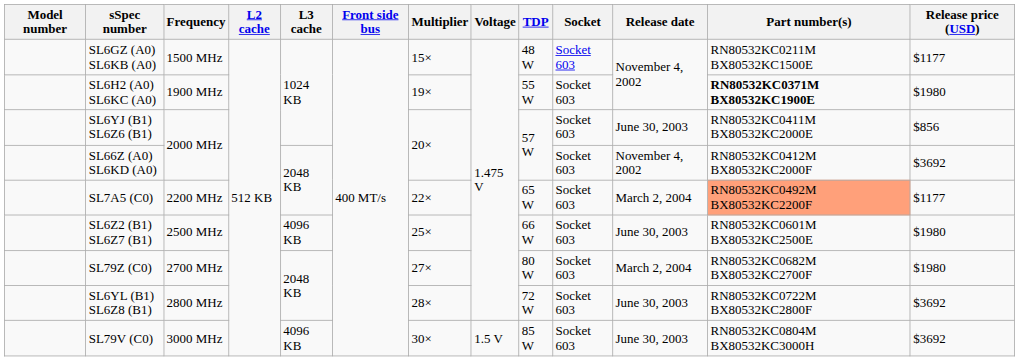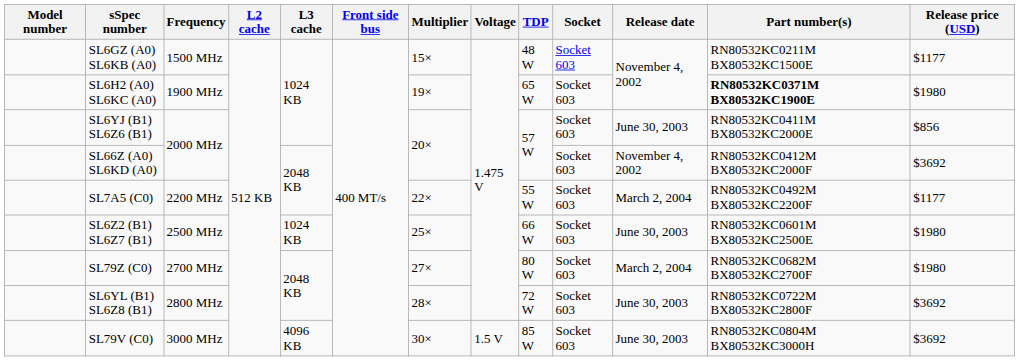(528, 92) 55 W -> (528, 92) 65 W
(528, 197) 65 W -> (528, 197) 55 W
(764, 197) lightsalmon background -> (764, 197) no background
(296, 232) 4096 KB -> (296, 232) 1024 KB
